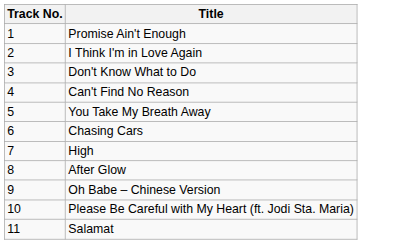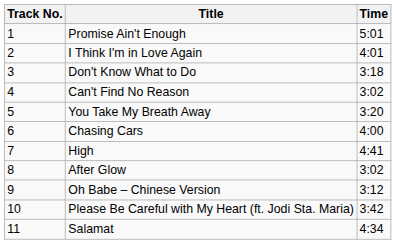+ column: (374, 14)
